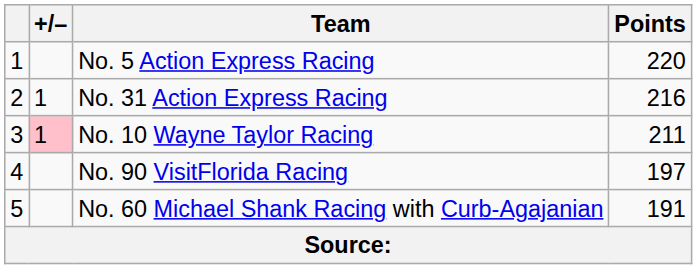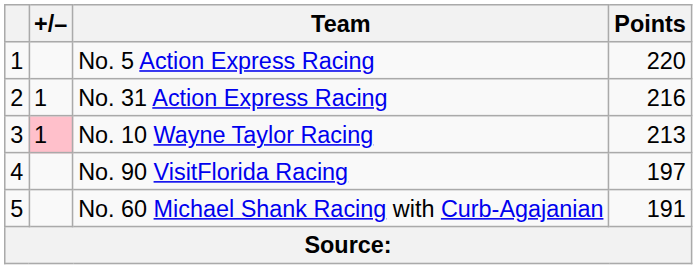(667, 135) 211 -> (666, 135) 213
